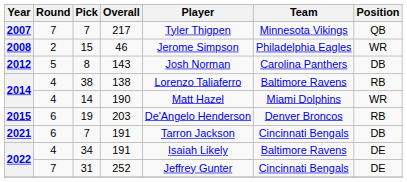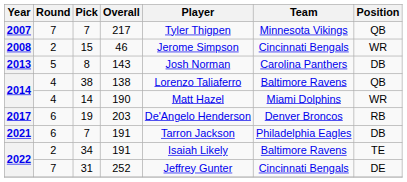(304, 47) Philadelphia Eagles -> (304, 47) Cincinnati Bengals
(19, 64) 2012 -> (19, 64) 2013
(378, 82) RB -> (378, 82) QB
(19, 116) 2015 -> (19, 116) 2017
(304, 133) Cincinnati Bengals -> (304, 133) Philadelphia Eagles
(53, 151) 4 -> (53, 151) 2
(378, 151) DE -> (378, 151) TE
